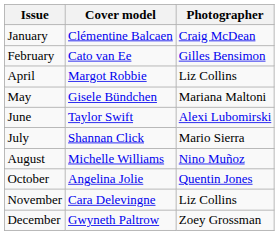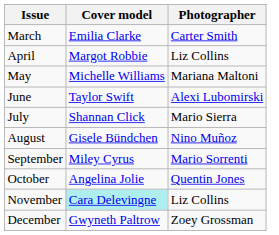- row: (28, 35)
- row: (31, 55)
+ row: (24, 35)
(113, 96) Gisele Bündchen -> (117, 76) Michelle Williams
(116, 158) Michelle Williams -> (113, 138) Gisele Bündchen
+ row: (35, 158)
(112, 199) no background -> (113, 199) paleturquoise background
